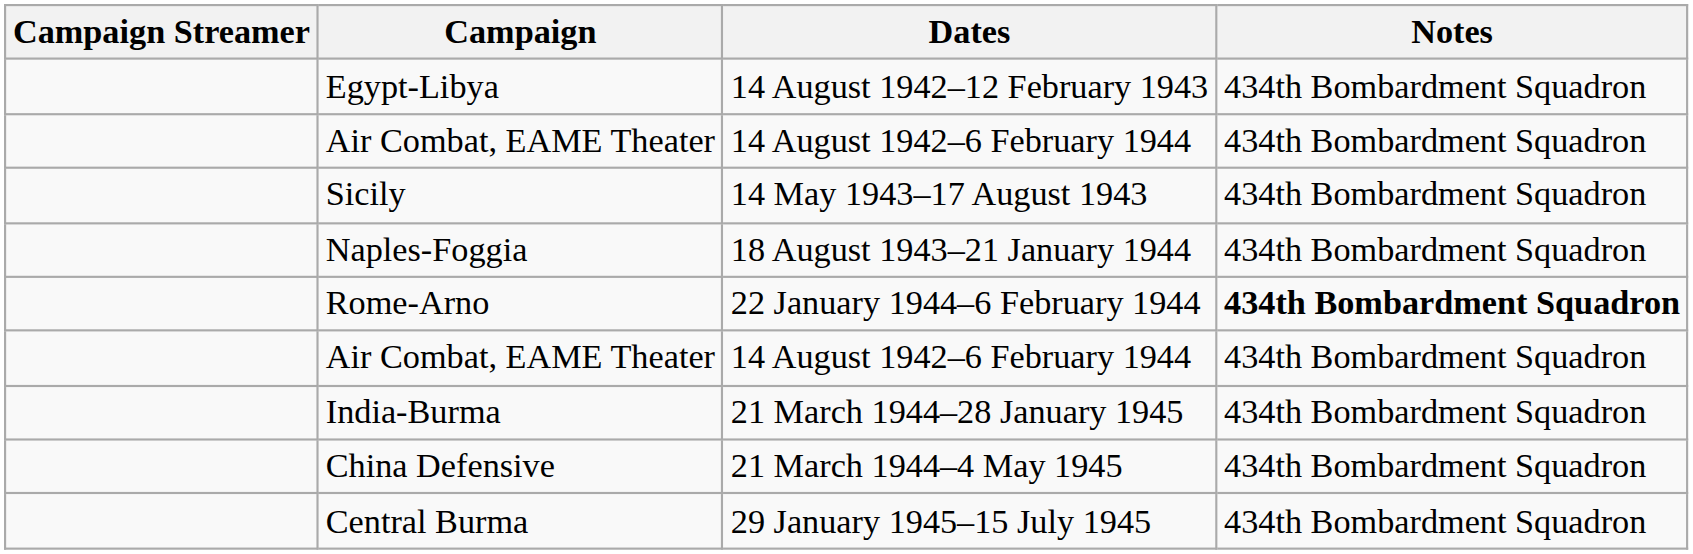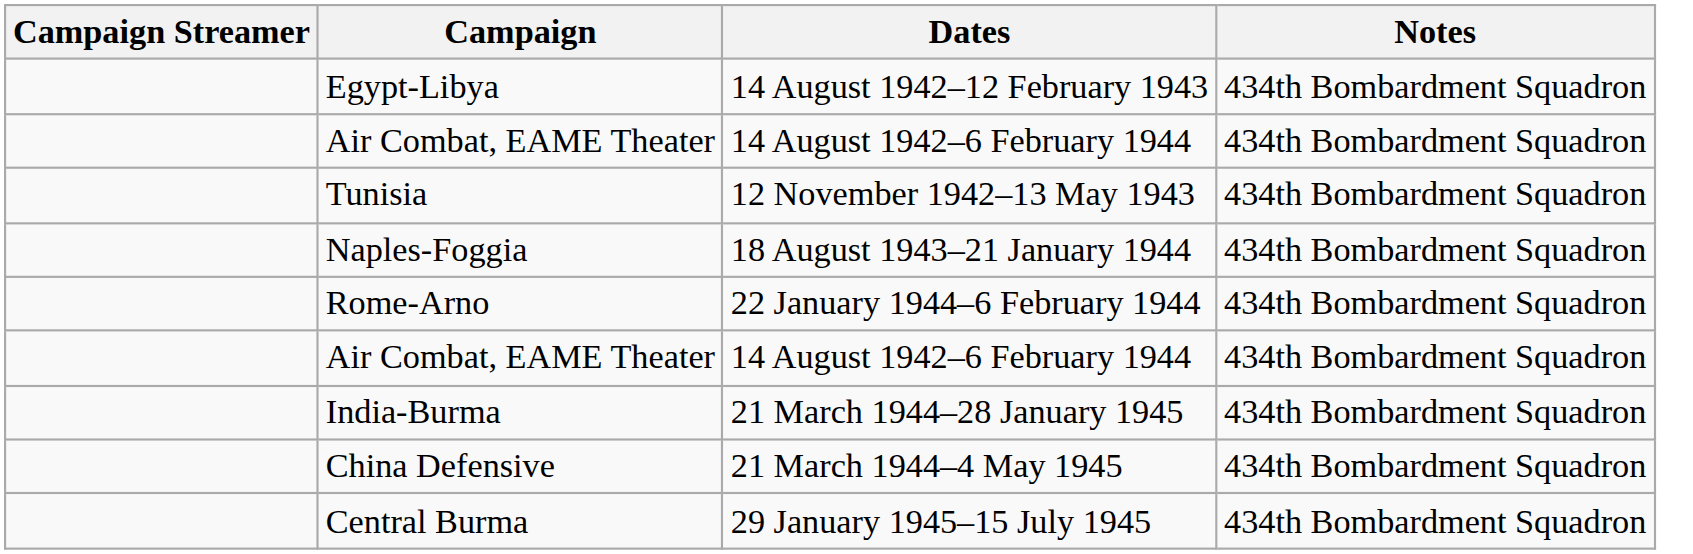+ row: (377, 194)
- row: (366, 194)
(1452, 303) bold -> (1435, 303) normal
